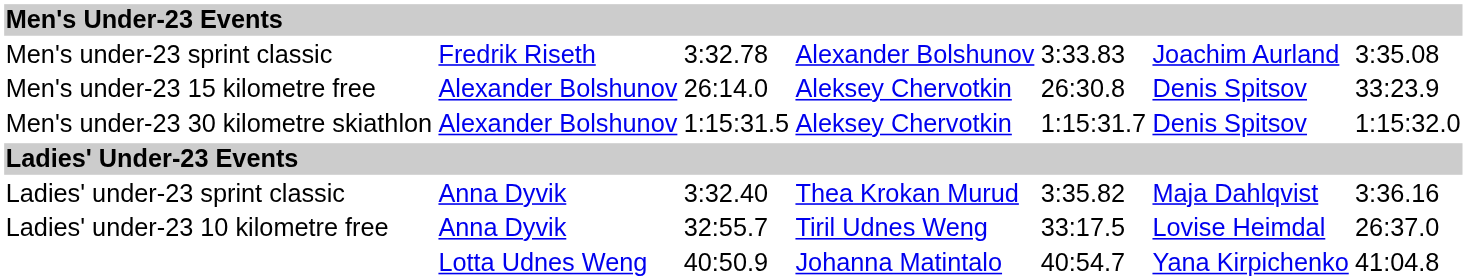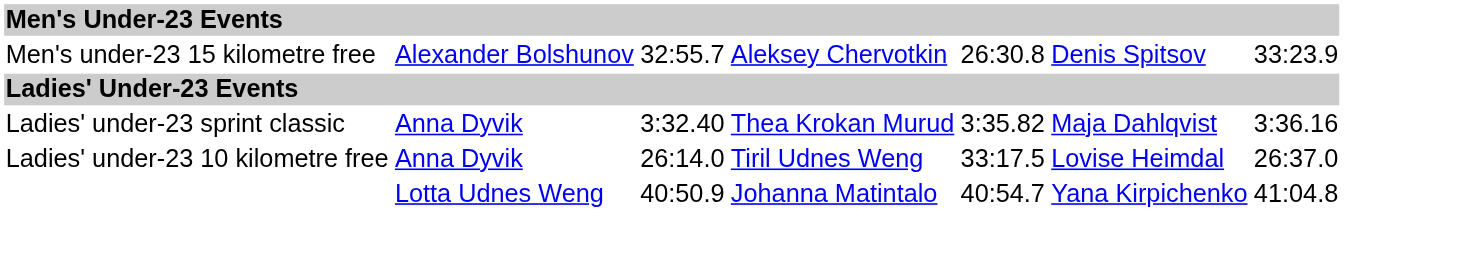- row: (169, 54)
(726, 89) 26:14.0 -> (682, 54) 32:55.7
- row: (219, 123)
(726, 228) 32:55.7 -> (682, 158) 26:14.0
